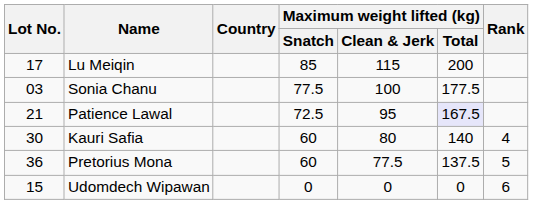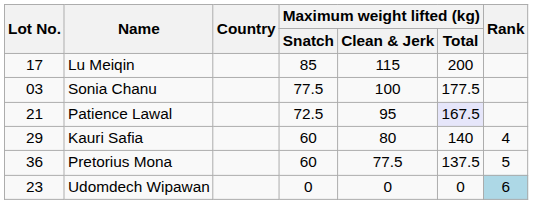(34, 138) 30 -> (34, 138) 29
(34, 187) 15 -> (34, 187) 23
(506, 187) no background -> (506, 187) lightblue background
